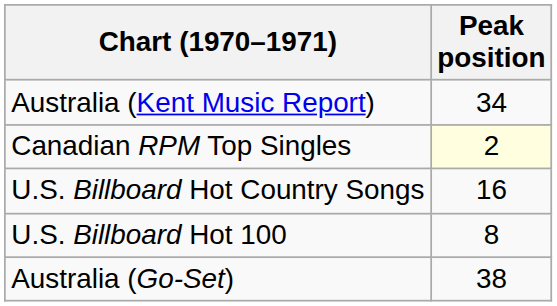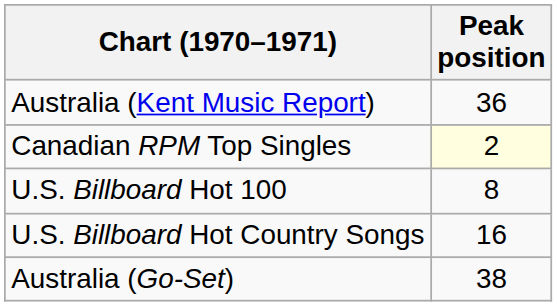(491, 102) 34 -> (491, 102) 36
rows swapped: (149, 234) <-> (218, 190)
